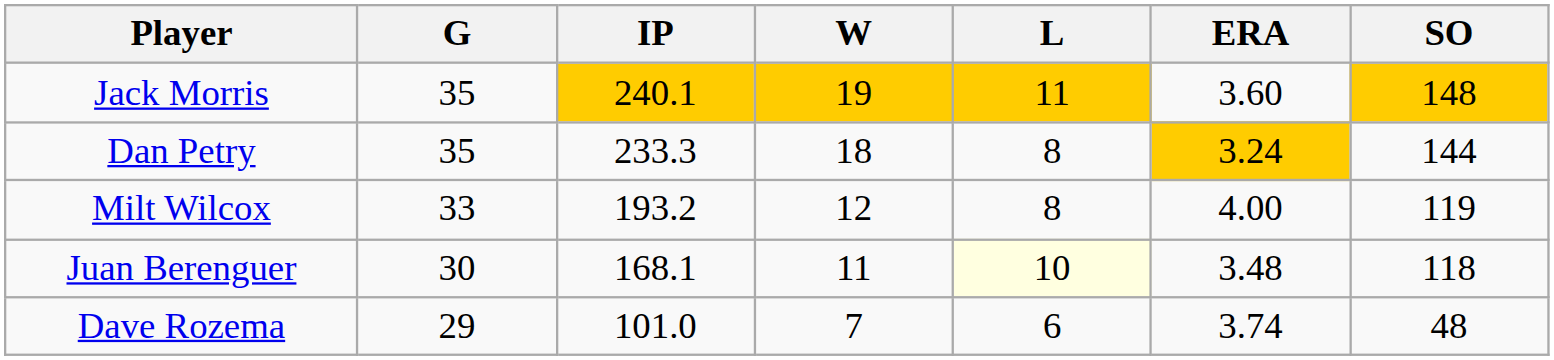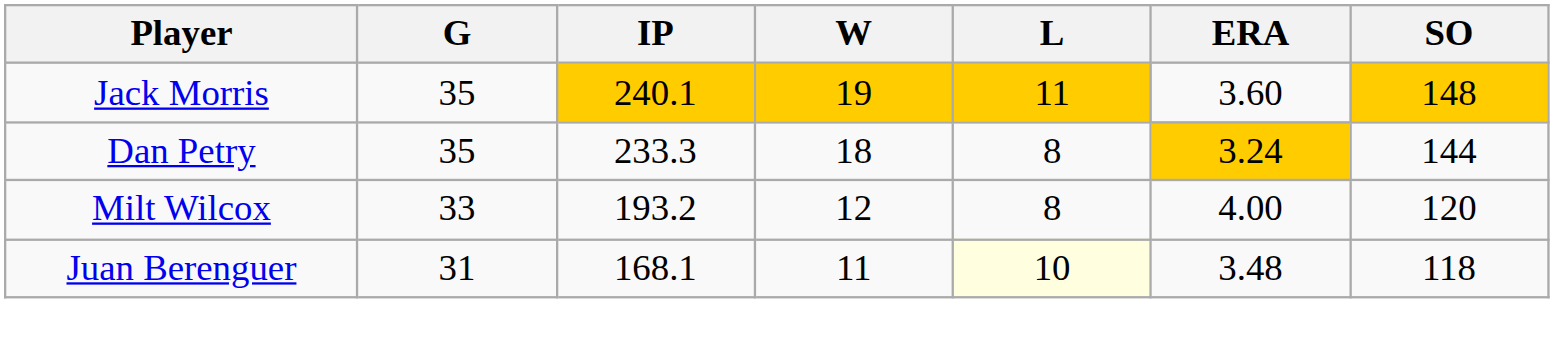(1449, 208) 119 -> (1449, 208) 120
(457, 267) 30 -> (457, 267) 31
- row: (181, 325)
